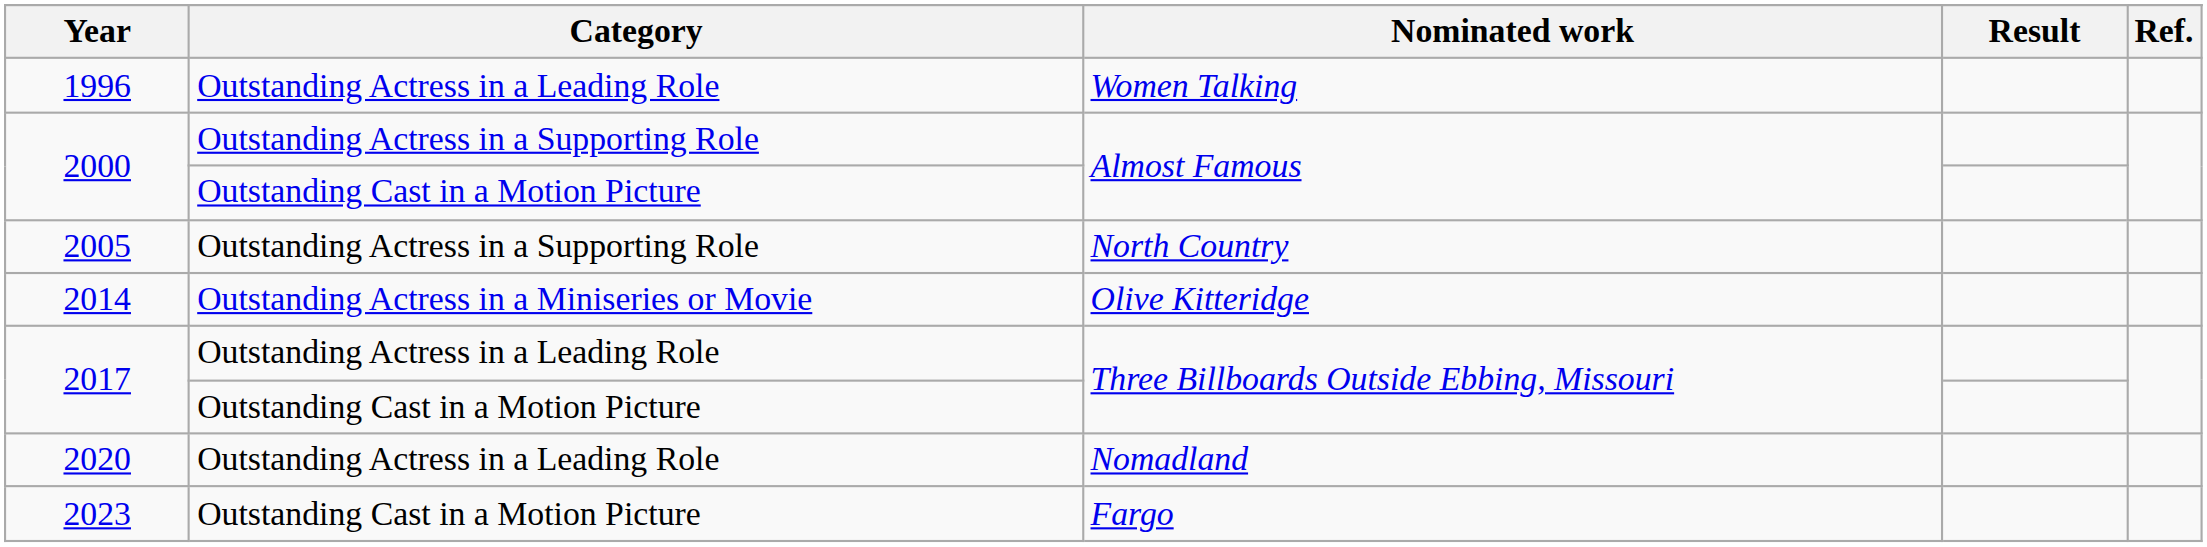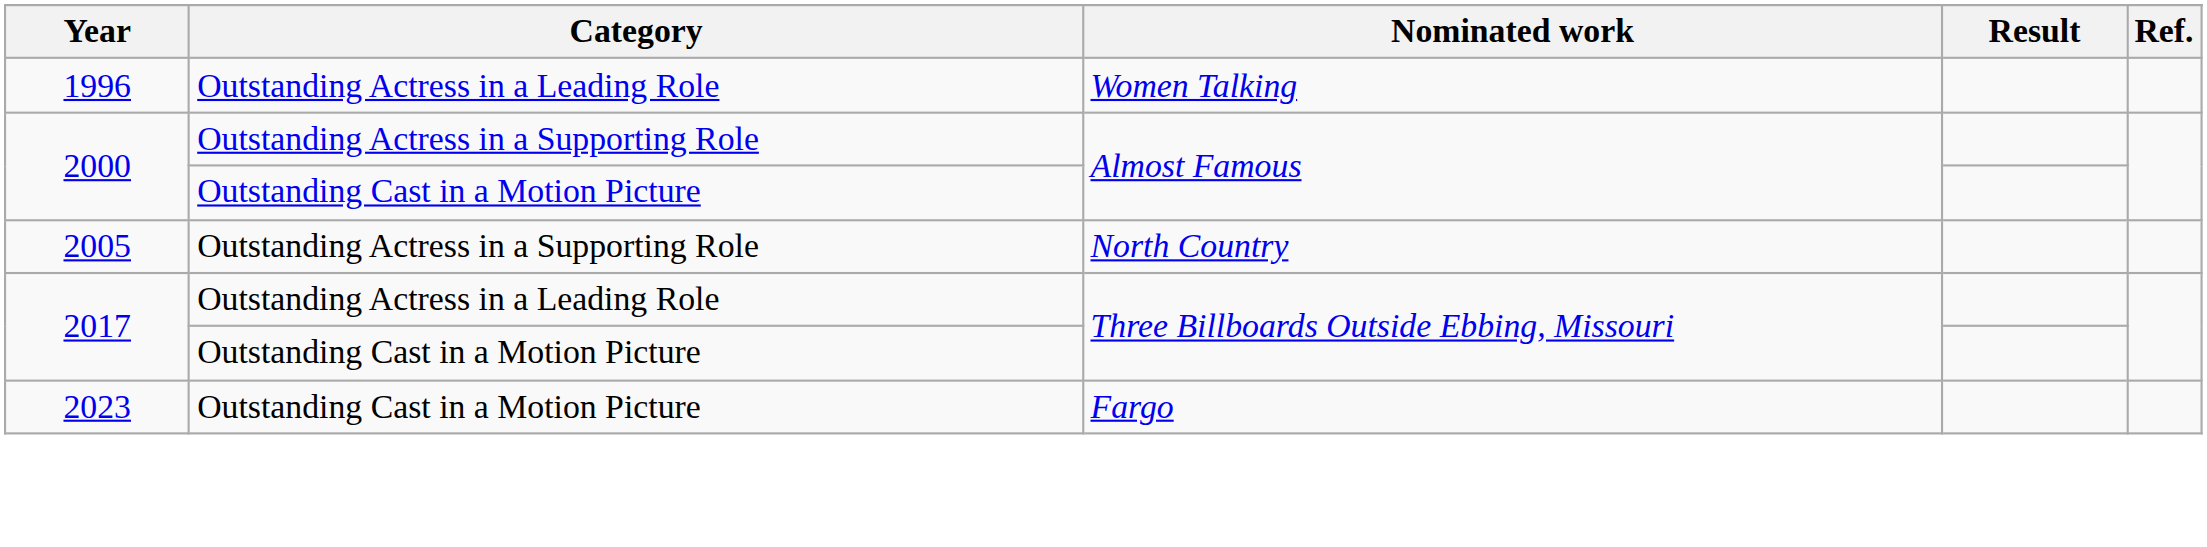- row: (97, 298)
- row: (97, 459)
